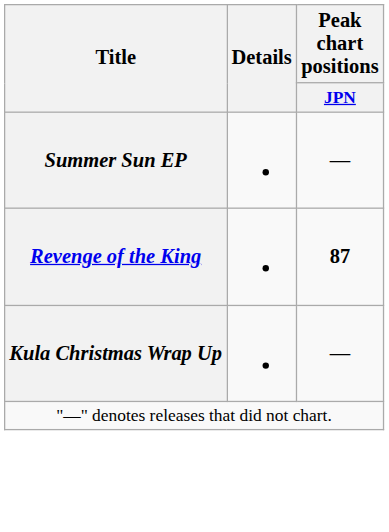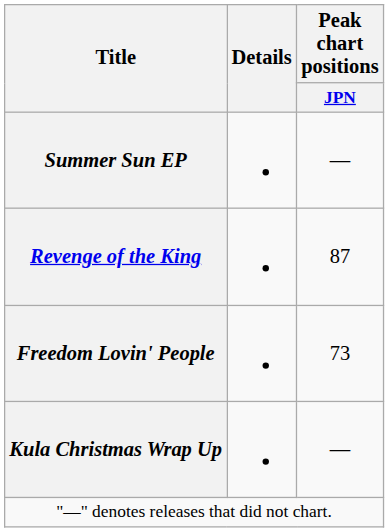(340, 256) bold -> (340, 256) normal
+ row: (116, 352)
